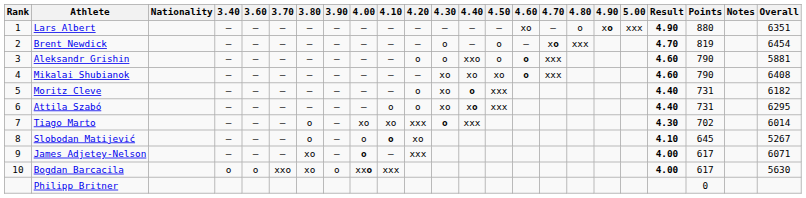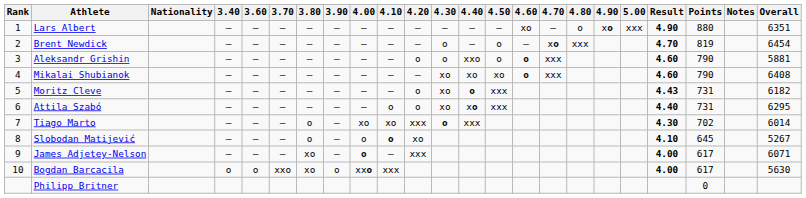(667, 91) 4.40 -> (667, 91) 4.43
